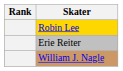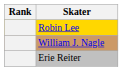rows swapped: (60, 43) <-> (71, 58)
